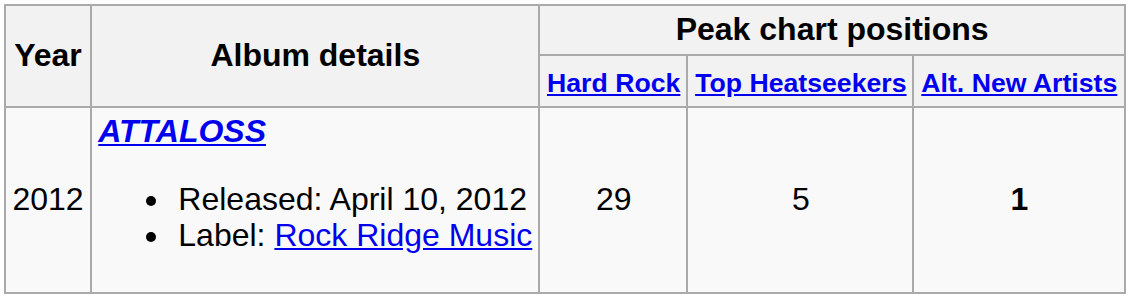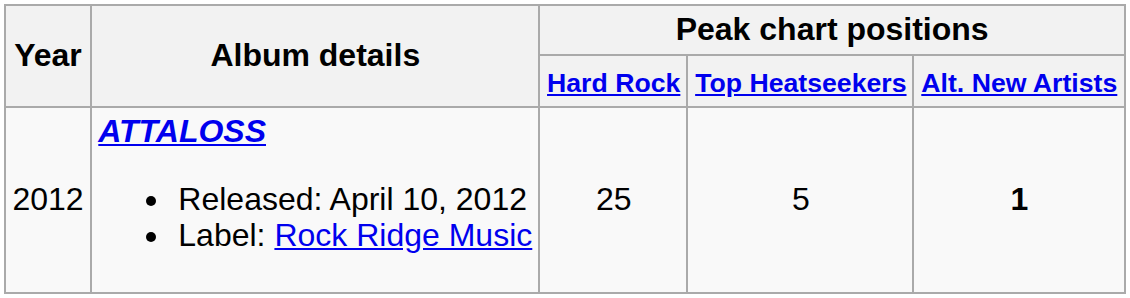(614, 199) 29 -> (614, 199) 25
